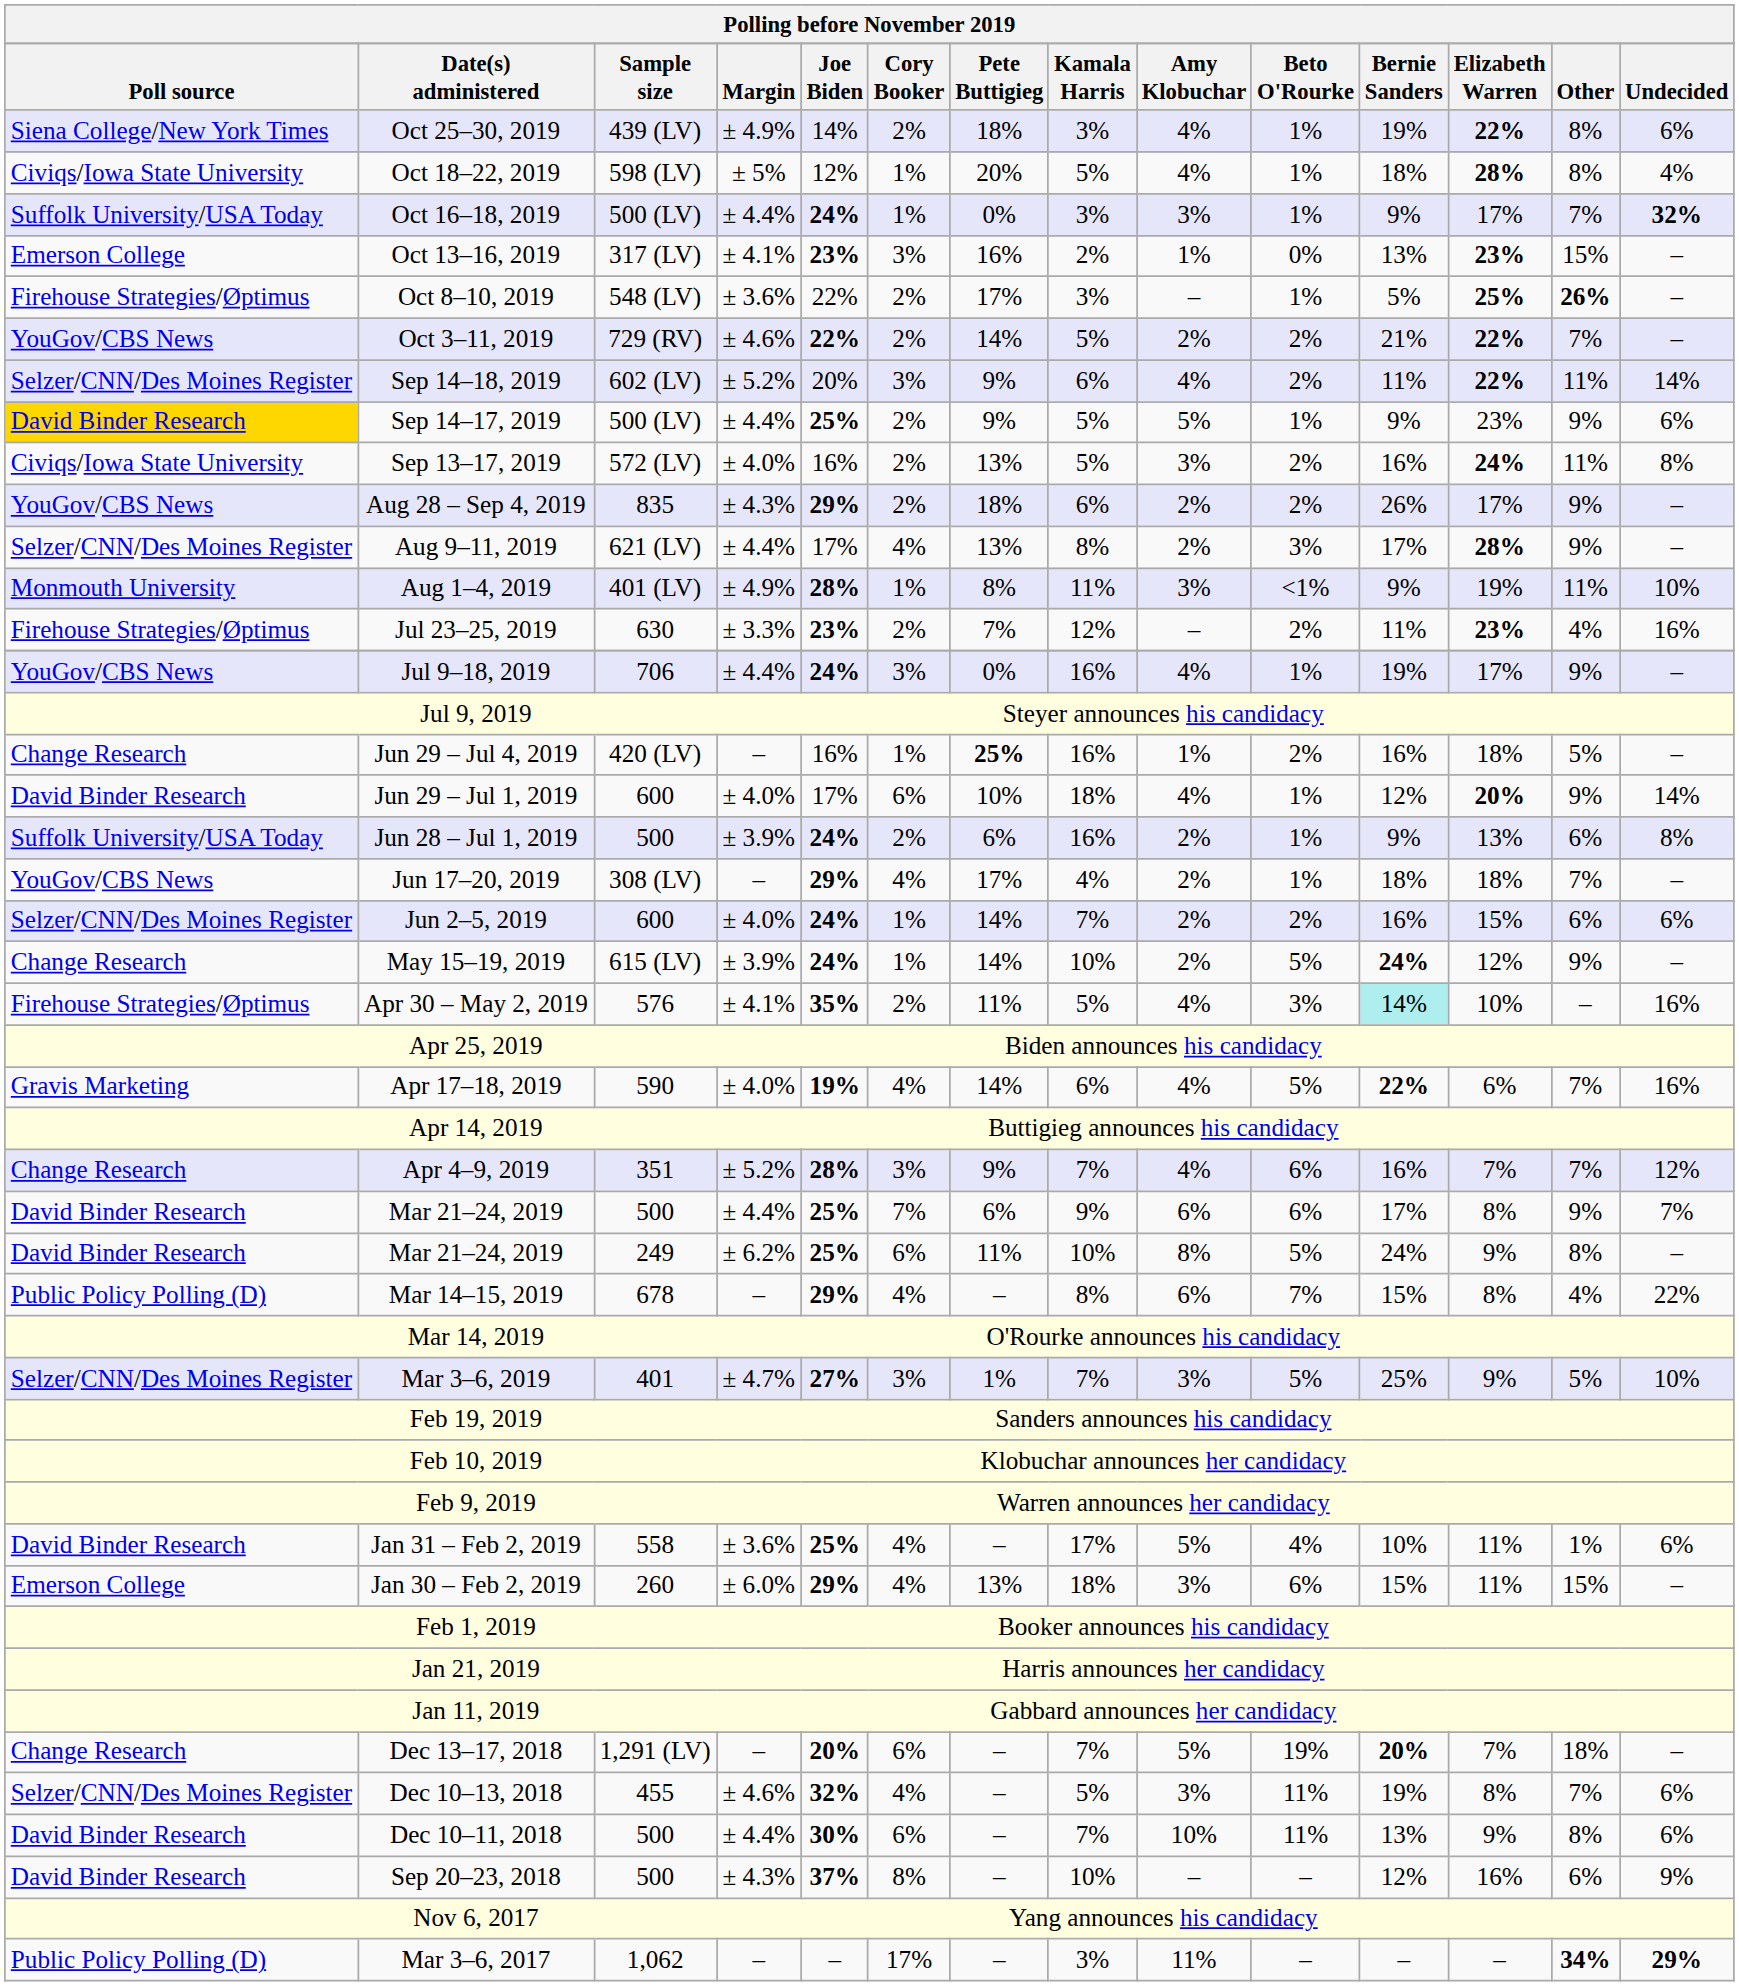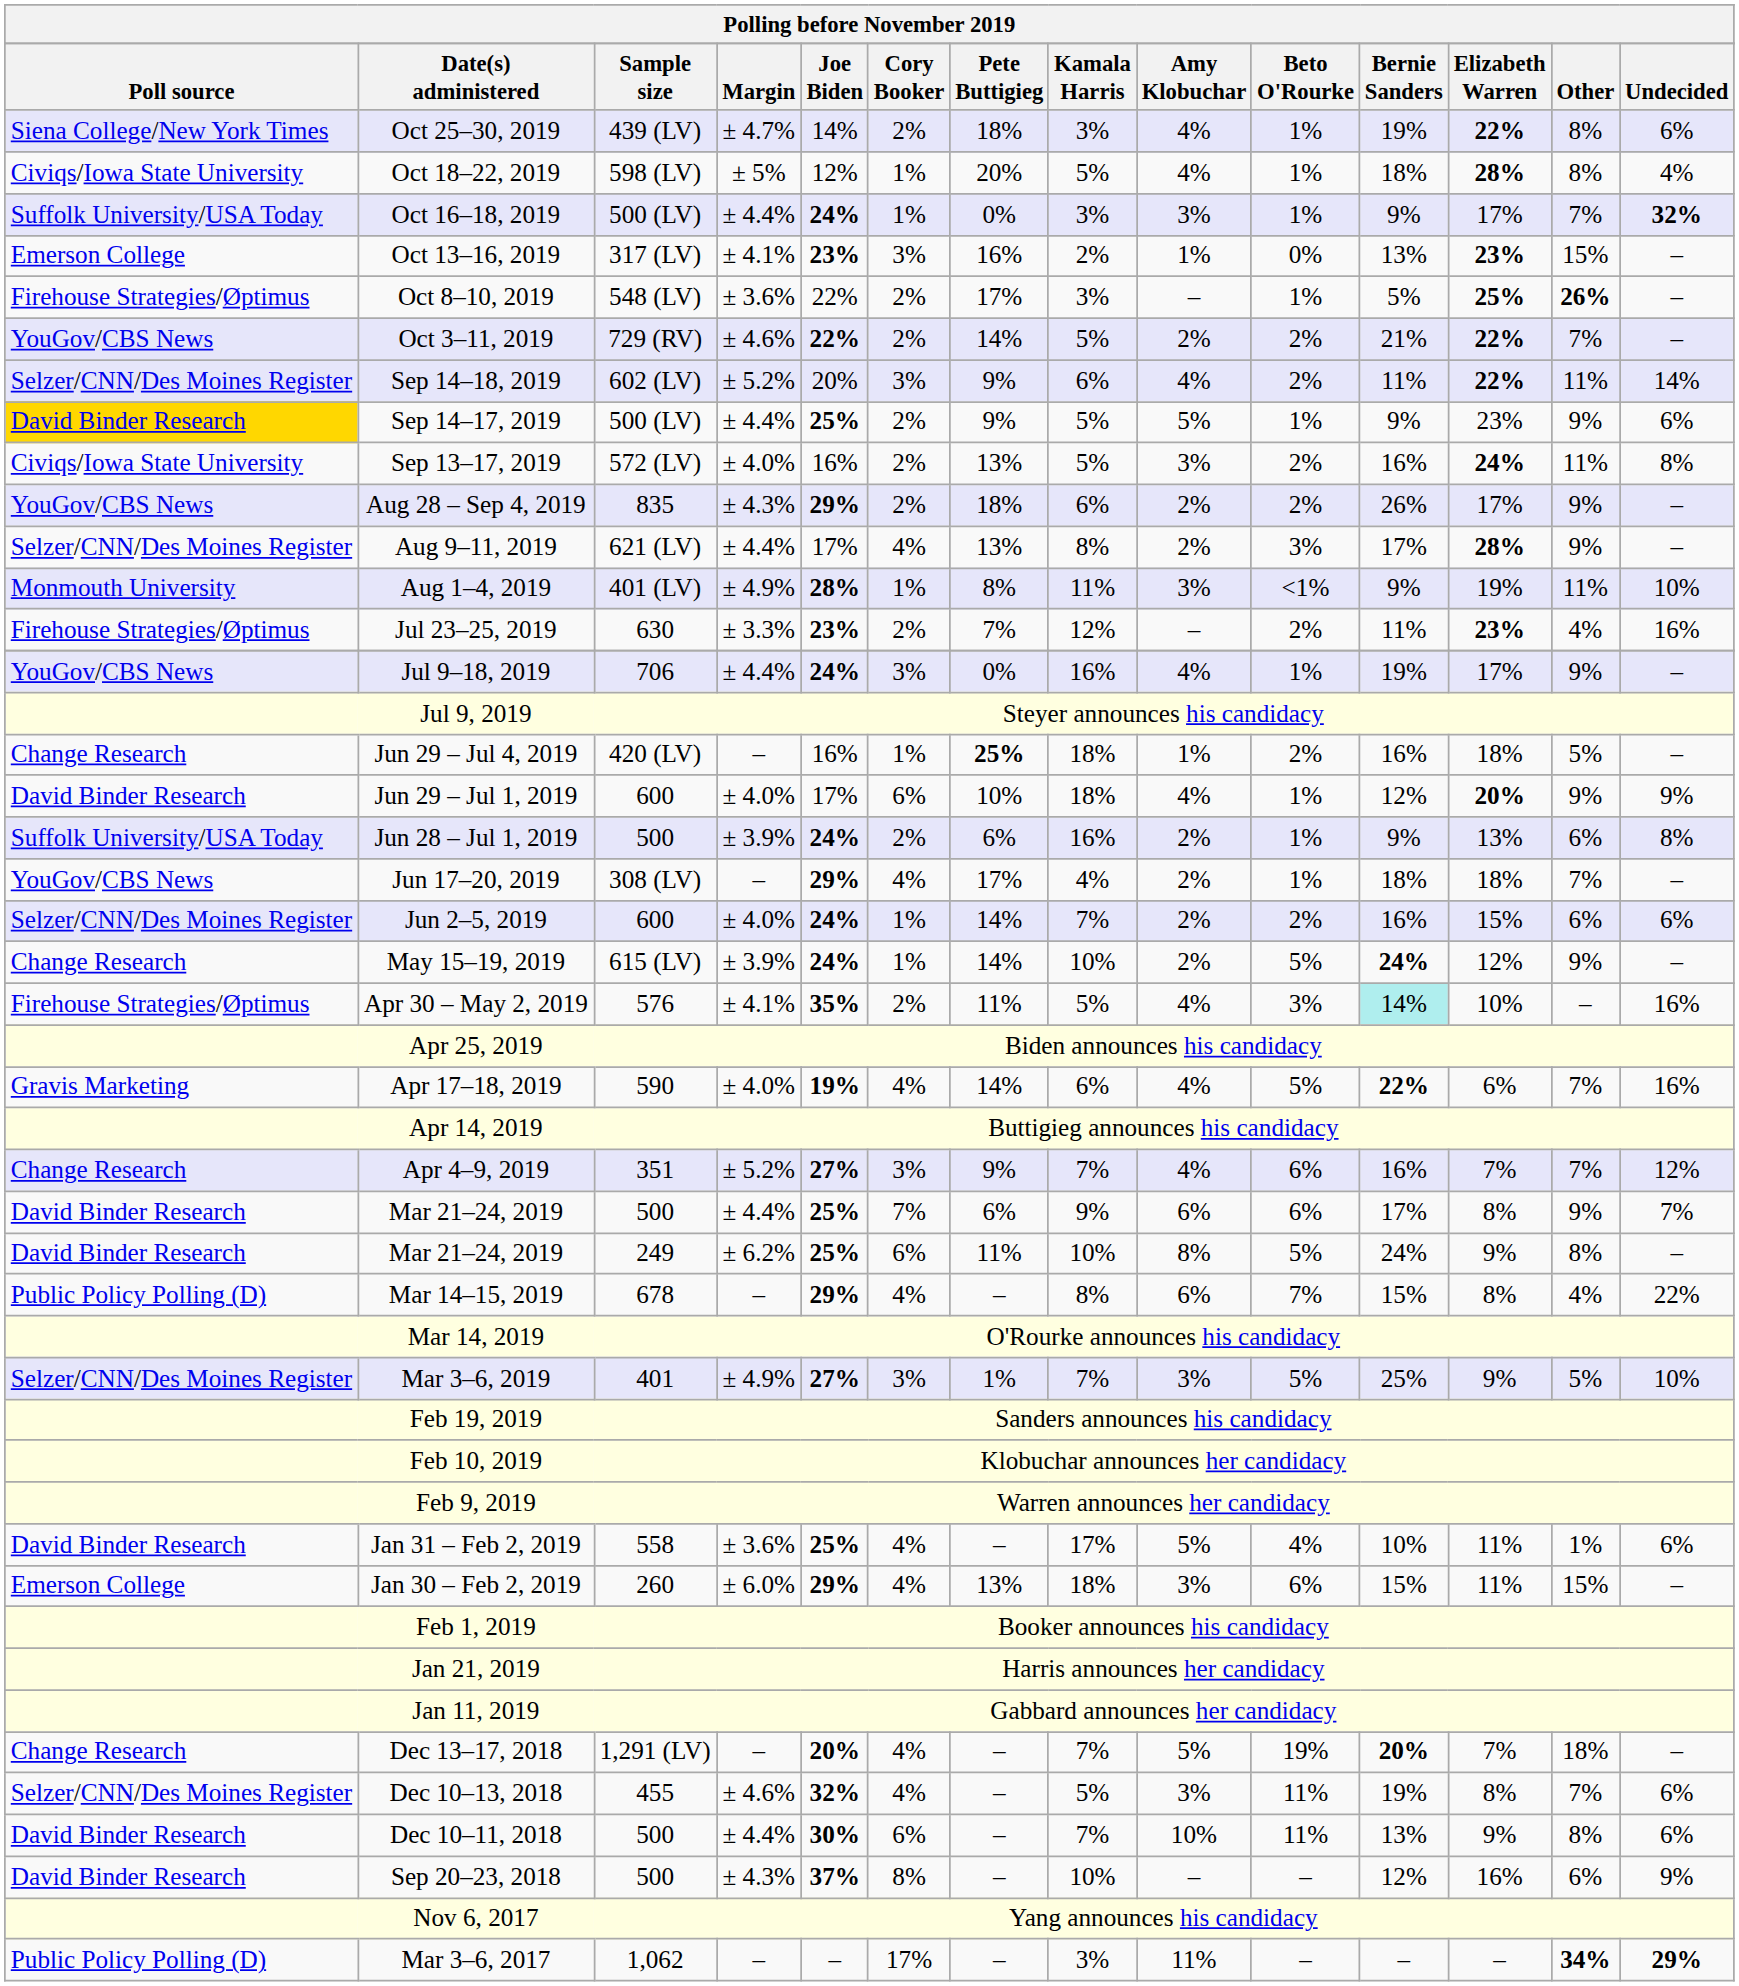(759, 131) ± 4.9% -> (759, 131) ± 4.7%
(1092, 754) 16% -> (1092, 754) 18%
(1677, 796) 14% -> (1677, 796) 9%
(835, 1170) 28% -> (835, 1170) 27%
(759, 1378) ± 4.7% -> (759, 1378) ± 4.9%
(909, 1752) 6% -> (909, 1752) 4%
